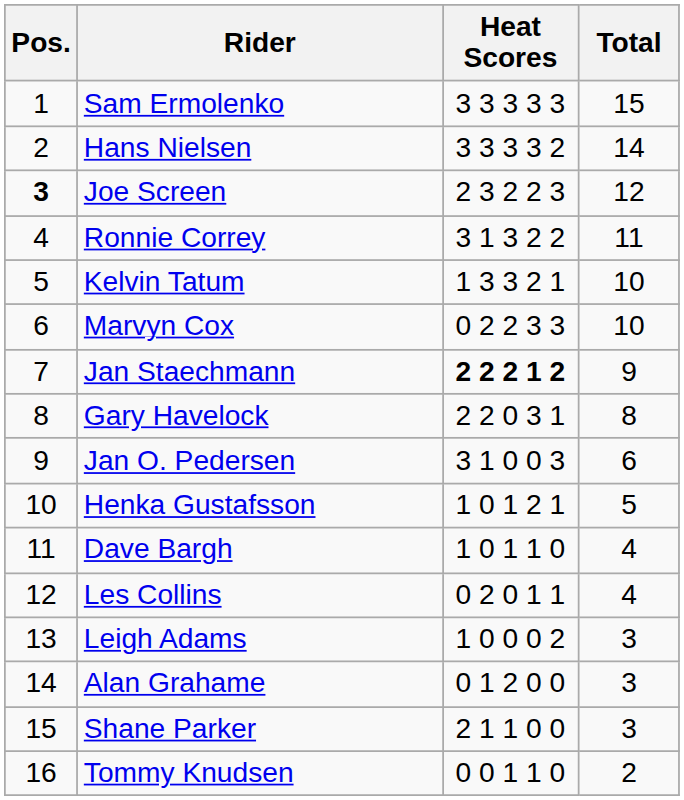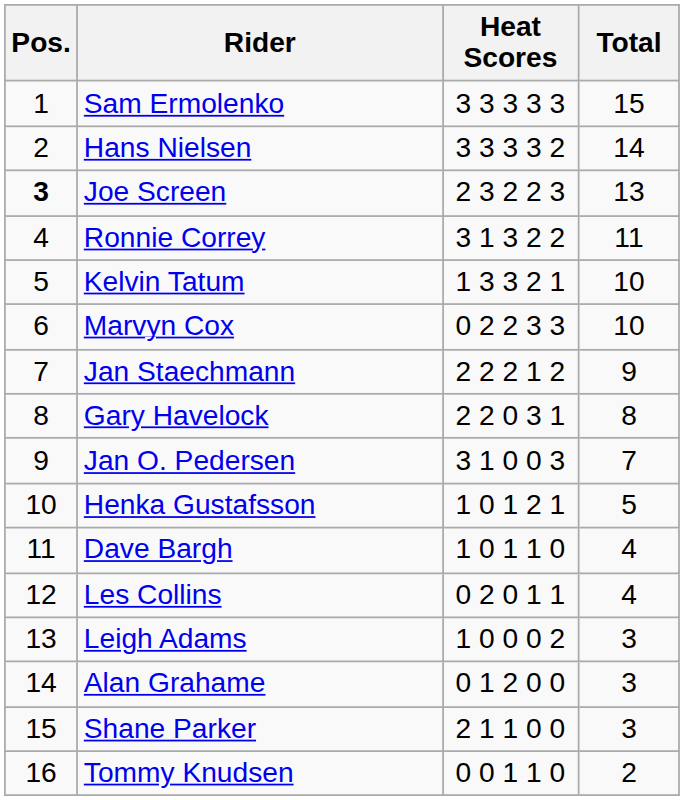(629, 192) 12 -> (629, 192) 13
(510, 371) bold -> (510, 371) normal
(629, 460) 6 -> (629, 460) 7
